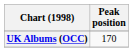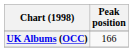(109, 39) 170 -> (109, 39) 166
